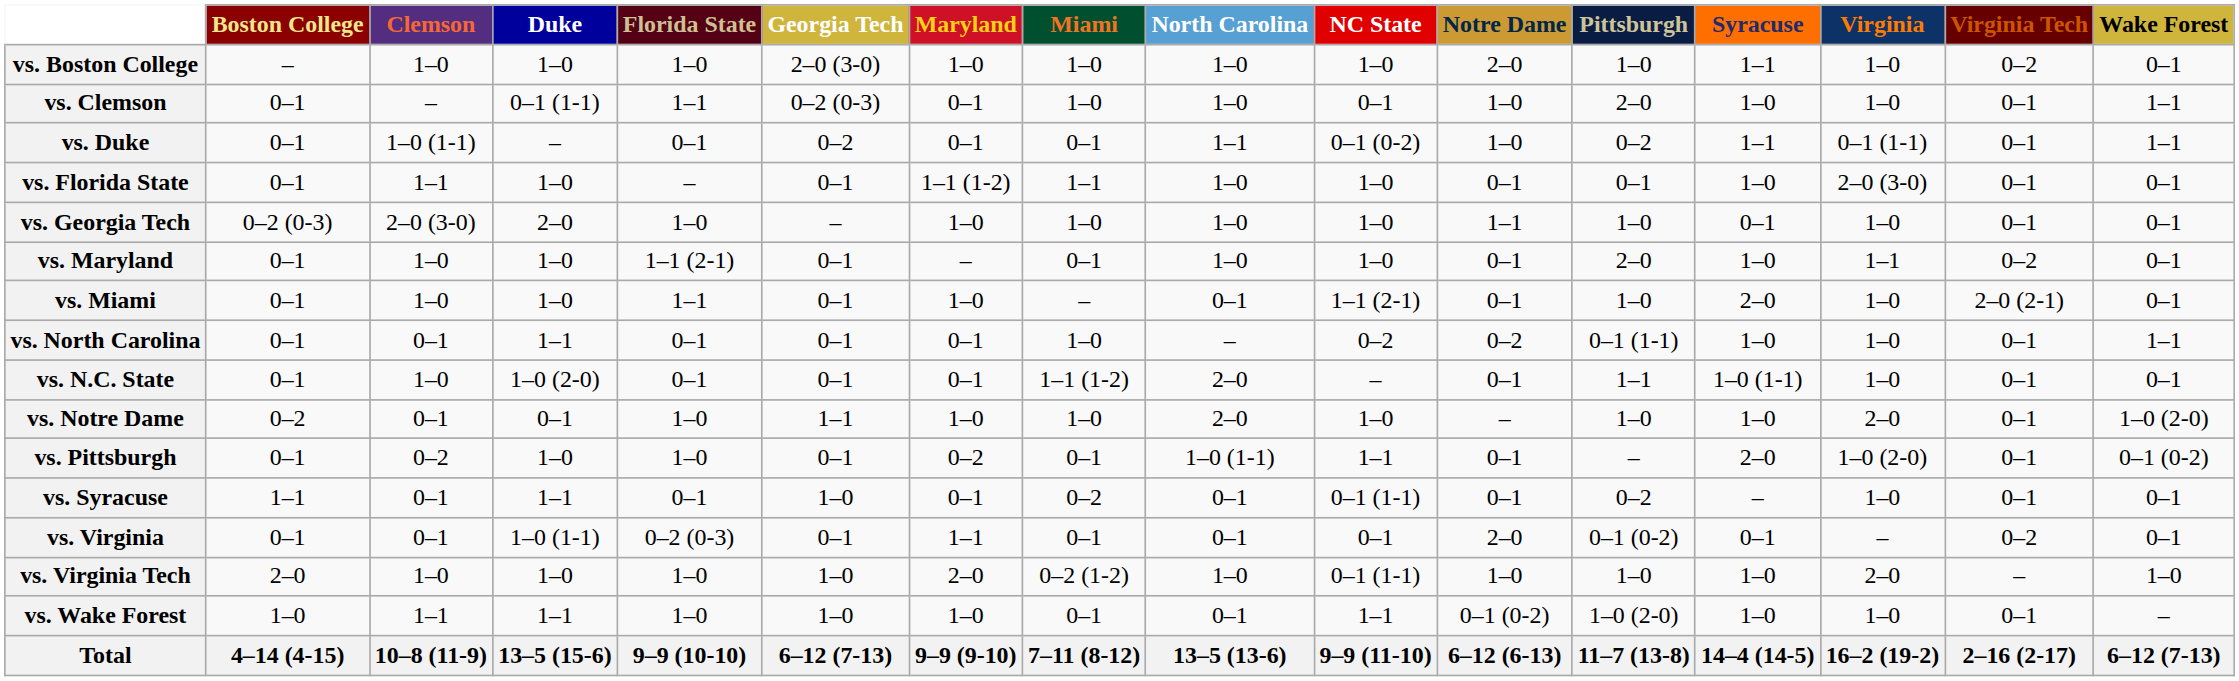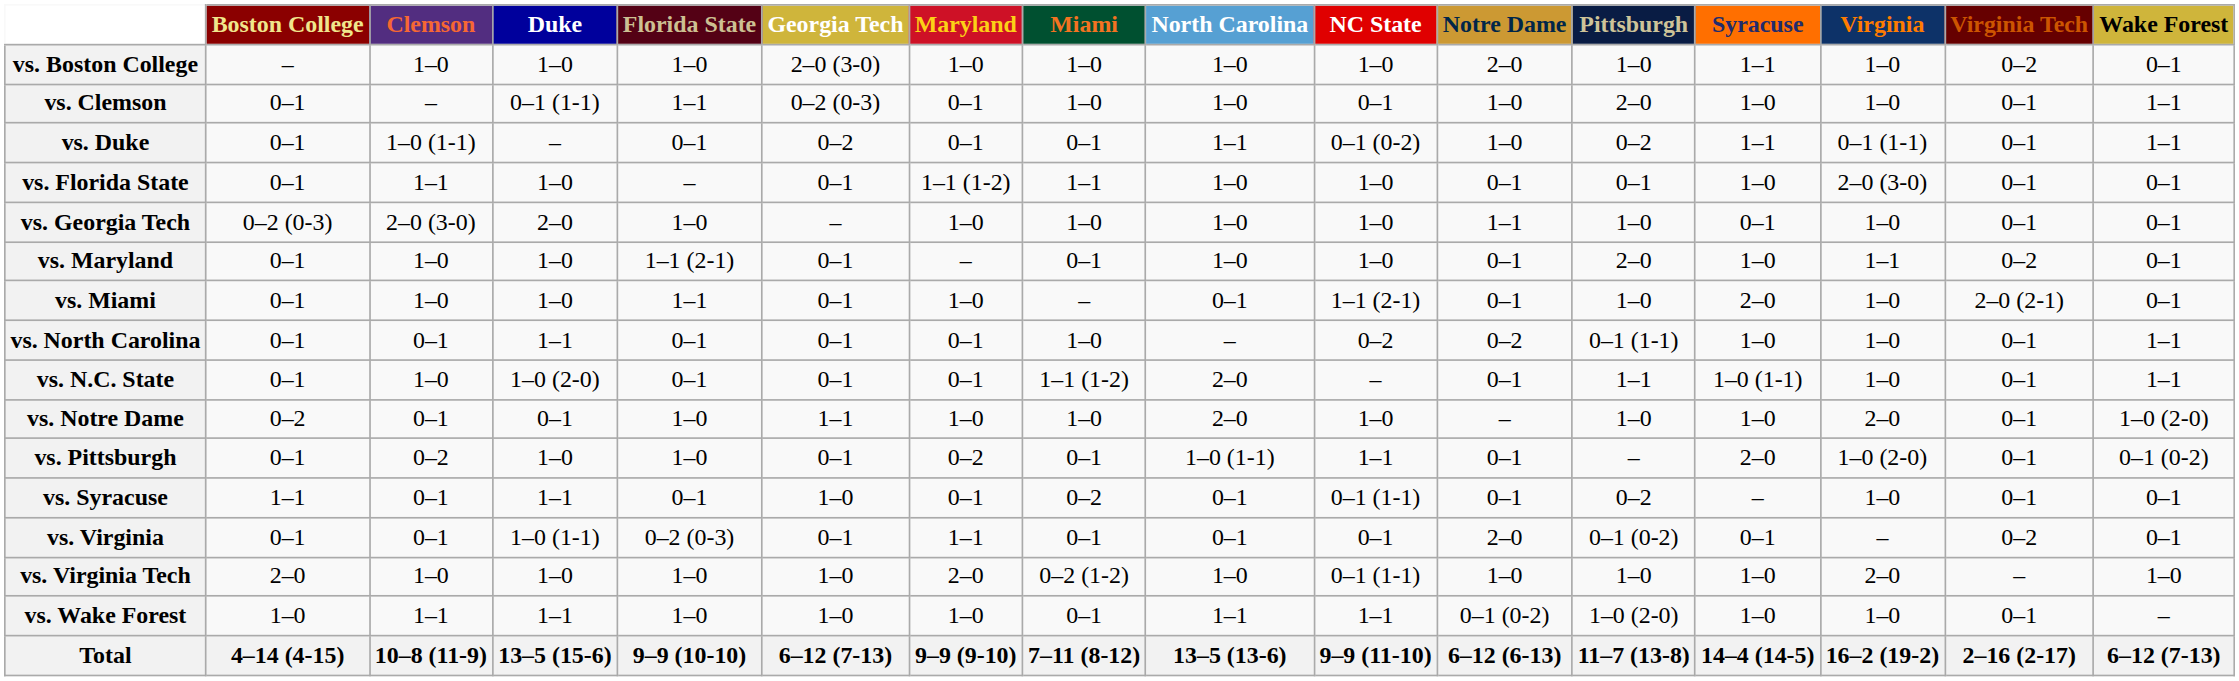(2164, 379) 0–1 -> (2164, 379) 1–1
(1230, 615) 0–1 -> (1230, 615) 1–1
